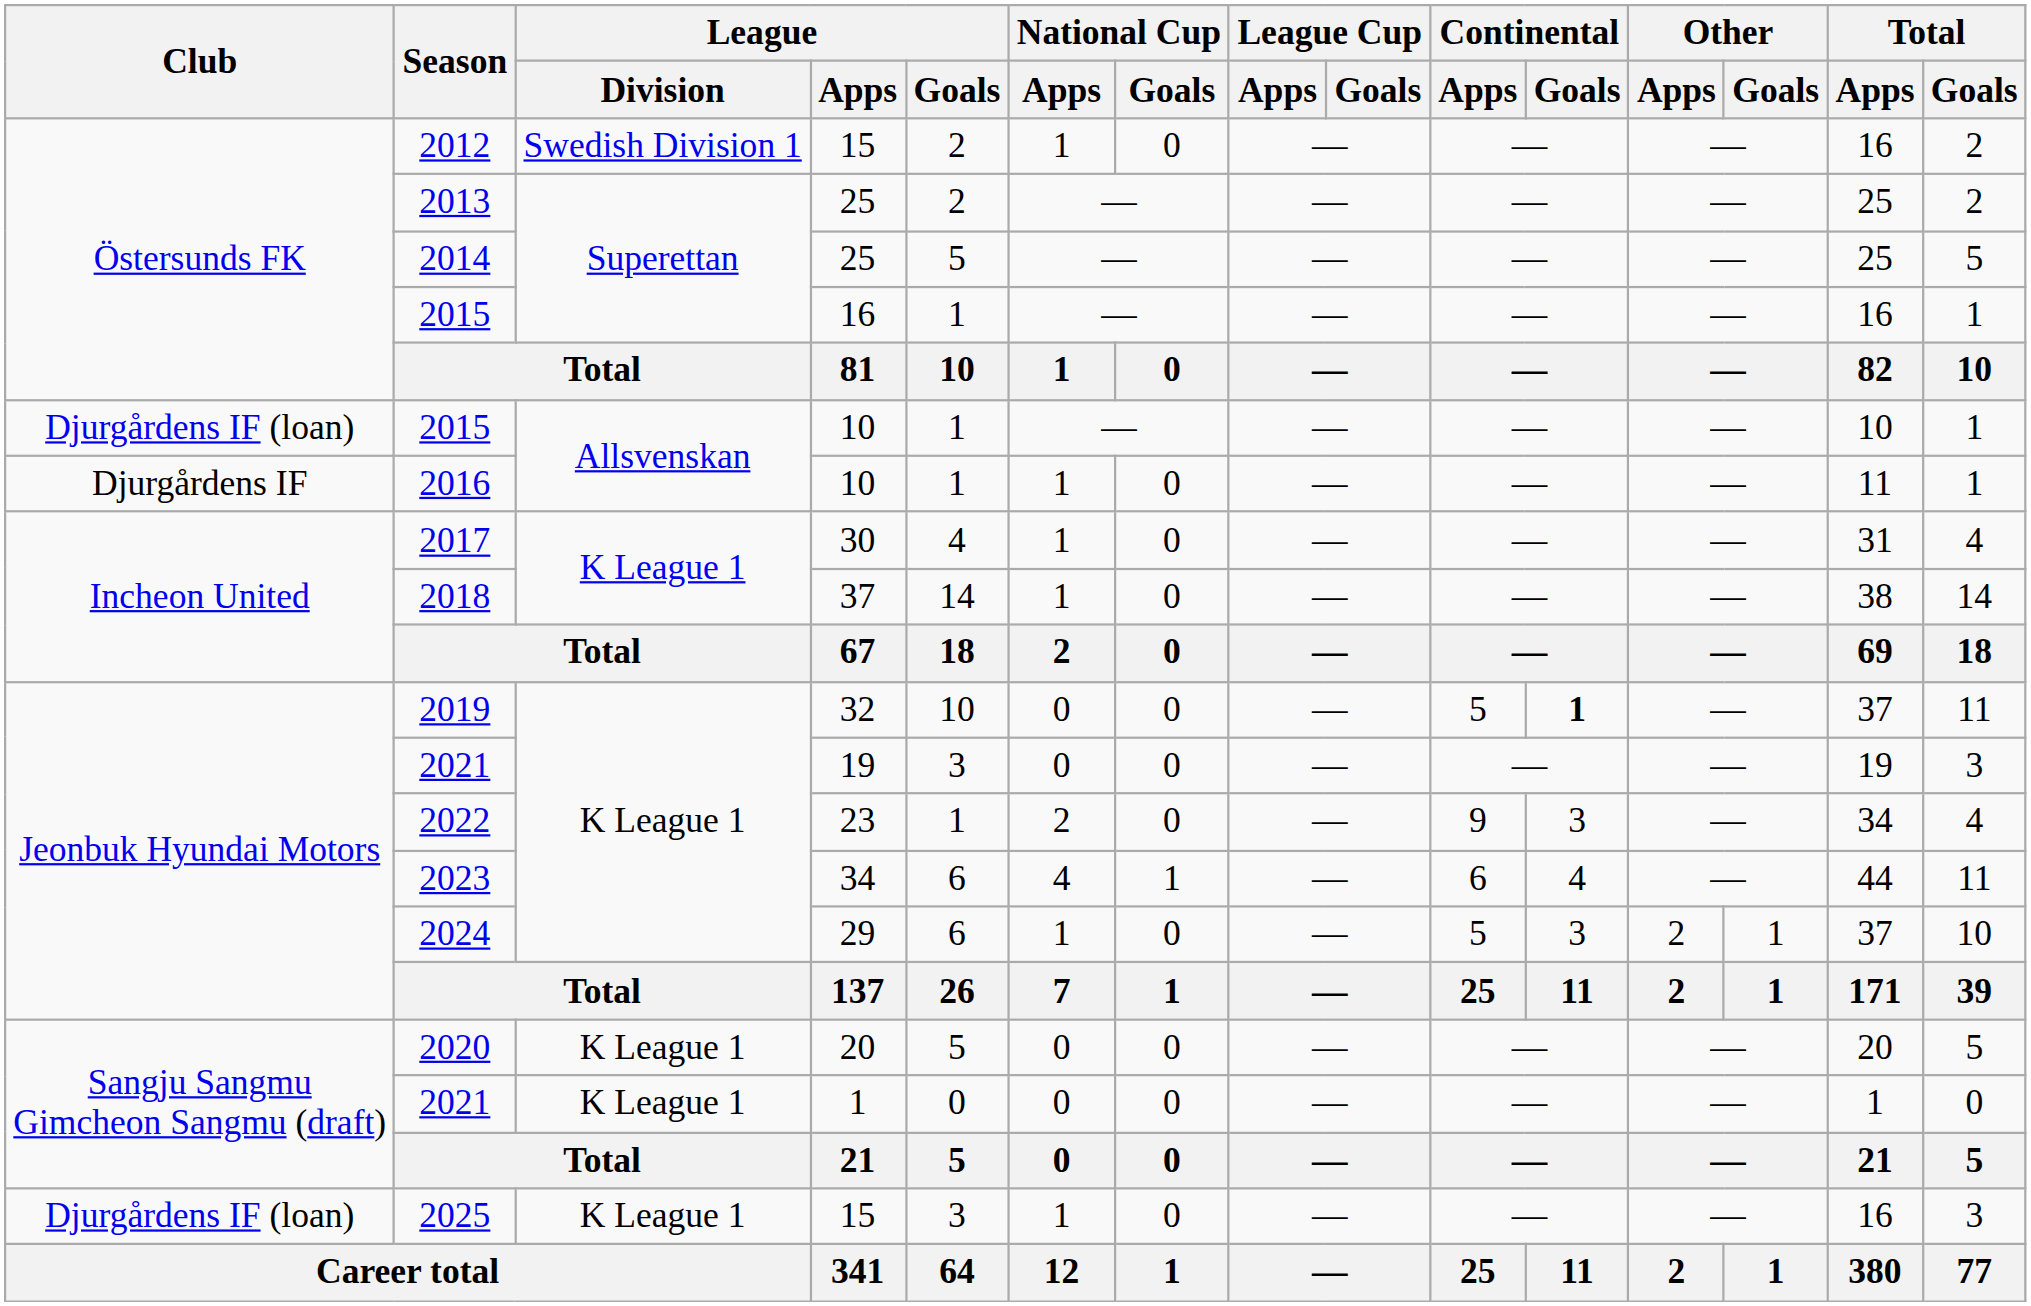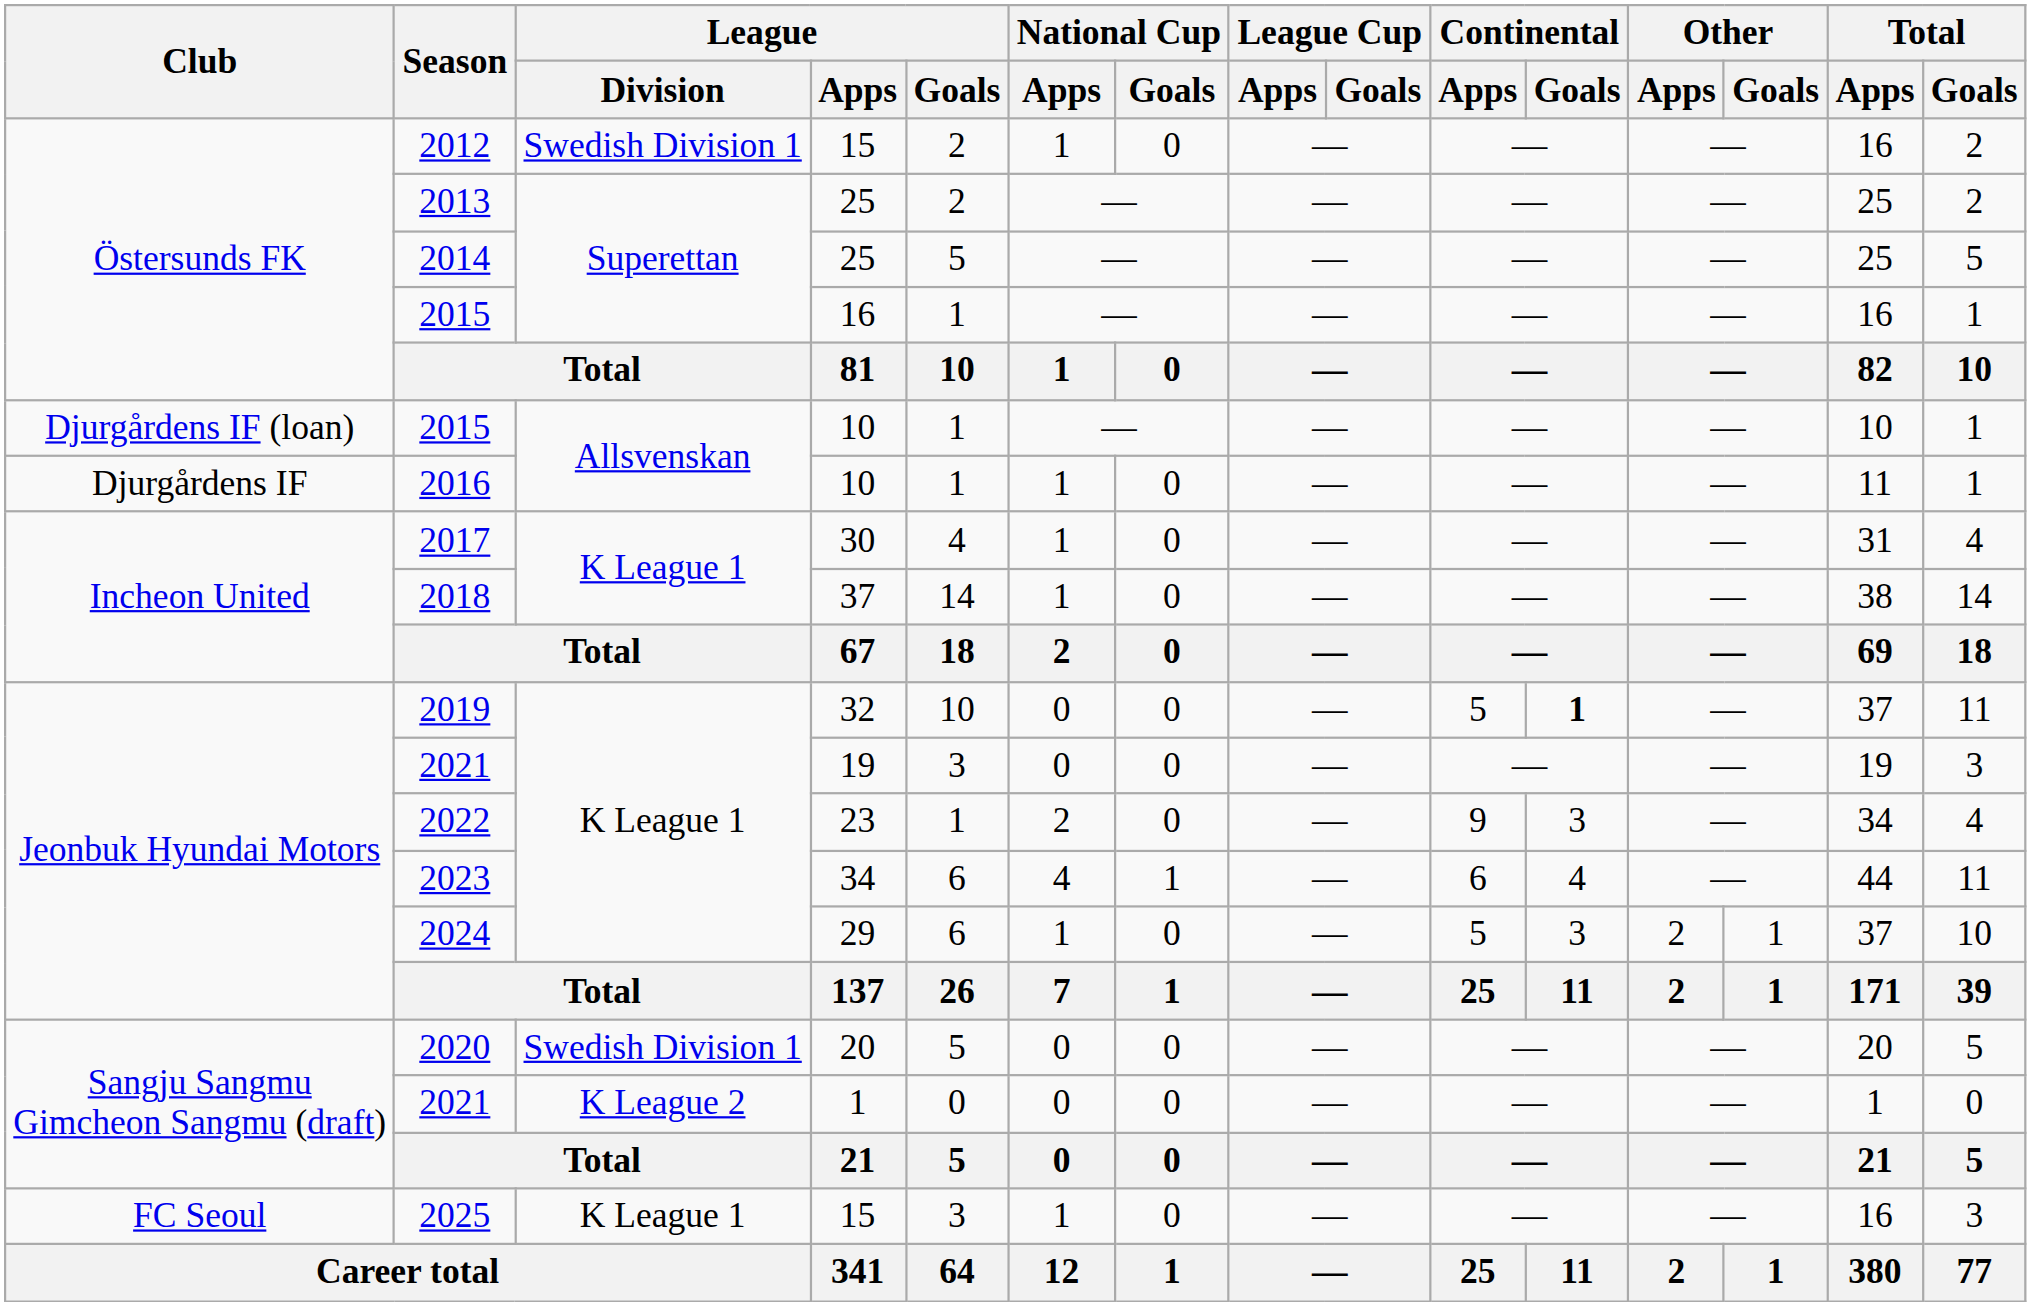(663, 1046) K League 1 -> (663, 1046) Swedish Division 1
(663, 1102) K League 1 -> (663, 1102) K League 2
(200, 1215) Djurgårdens IF (loan) -> (200, 1215) FC Seoul
